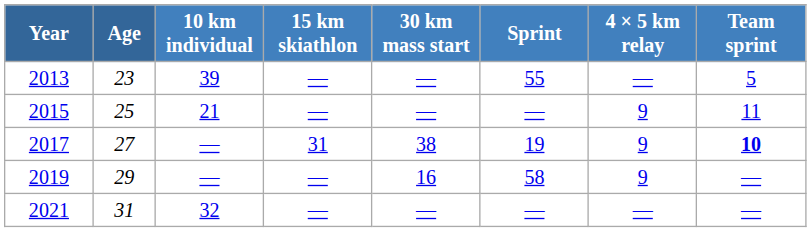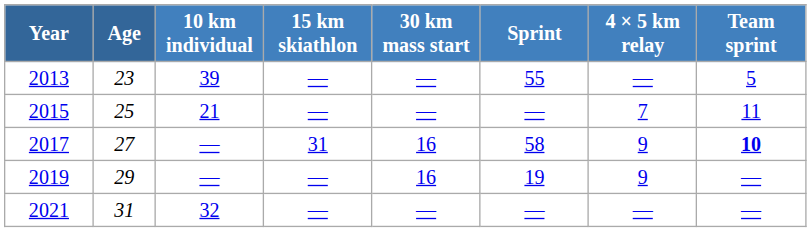(643, 111) 9 -> (643, 111) 7
(426, 144) 38 -> (426, 144) 16
(534, 144) 19 -> (534, 144) 58
(534, 177) 58 -> (534, 177) 19
